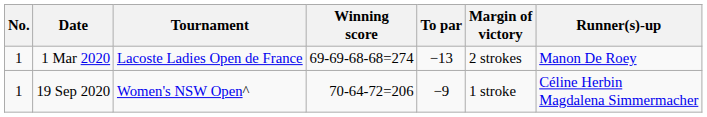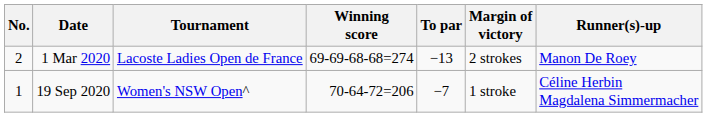(19, 58) 1 -> (19, 58) 2
(441, 91) −9 -> (441, 91) −7
